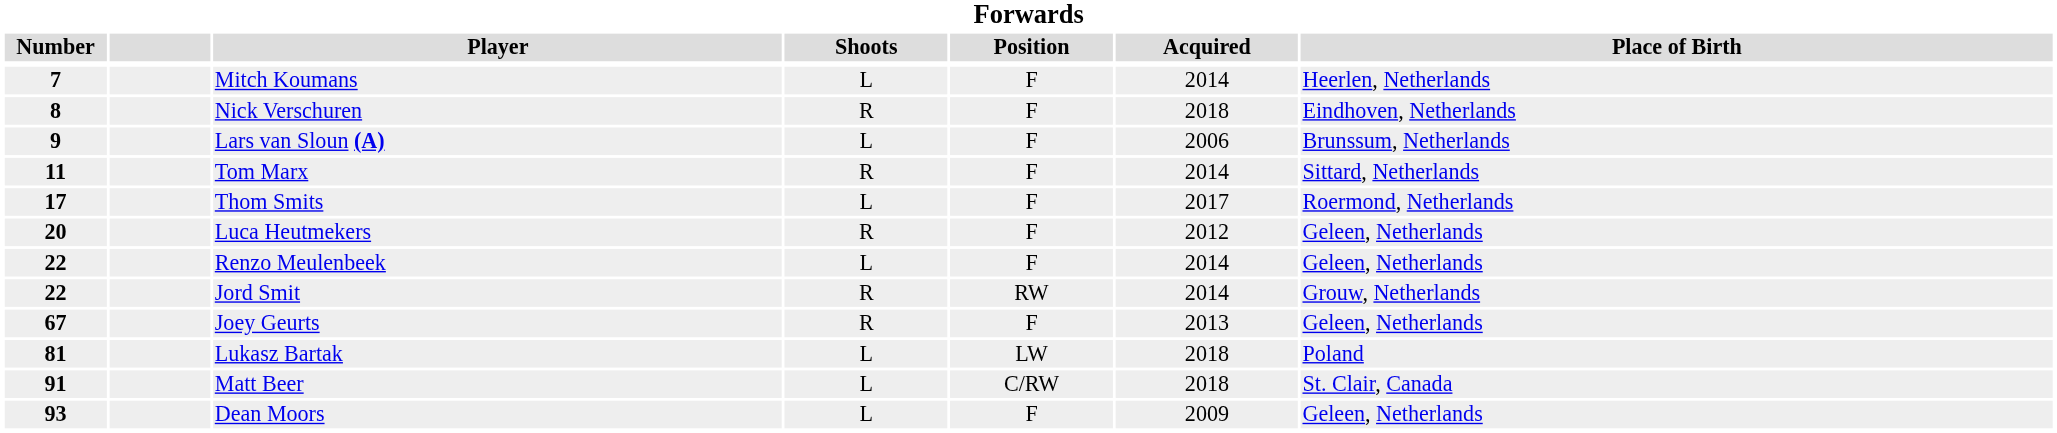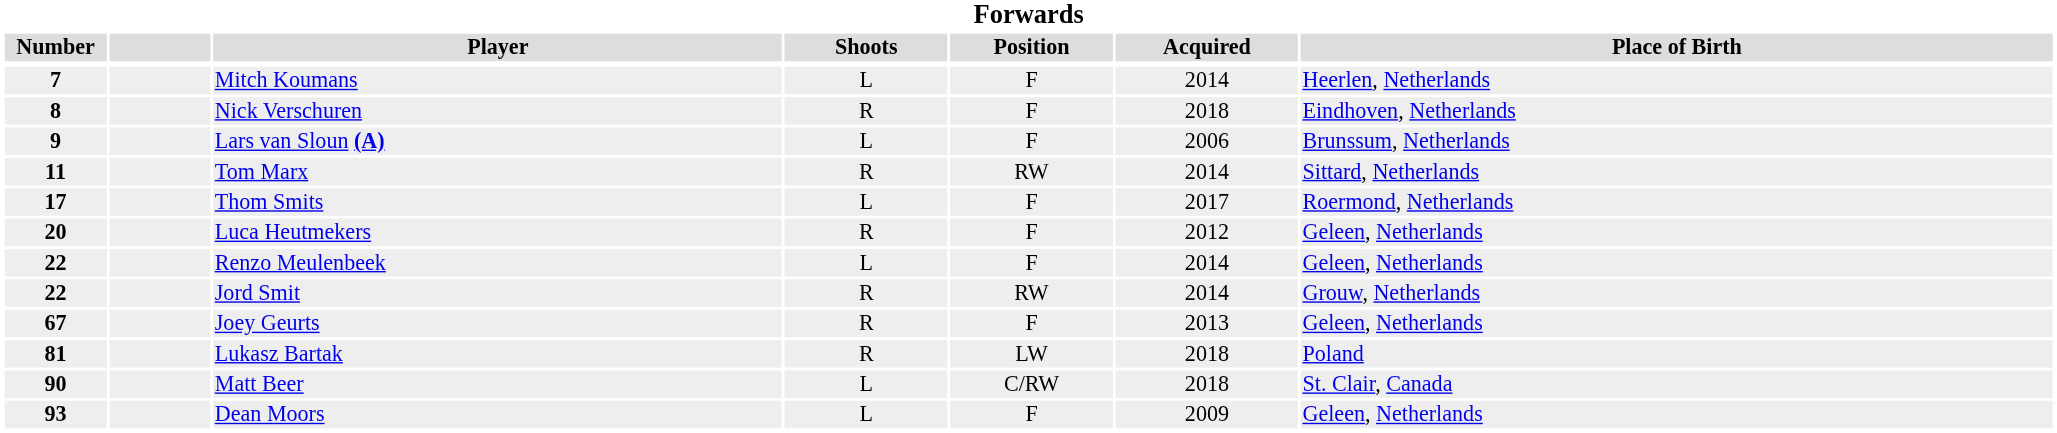(1032, 171) F -> (1032, 171) RW
(866, 353) L -> (866, 353) R
(56, 383) 91 -> (56, 383) 90
